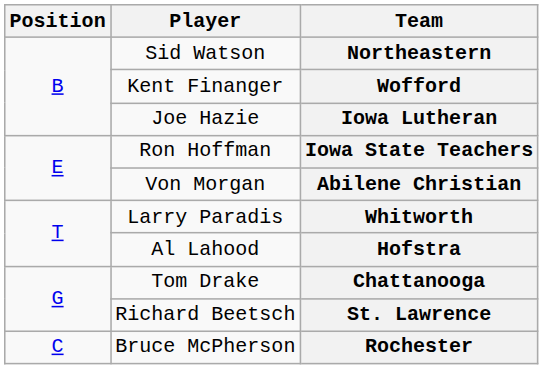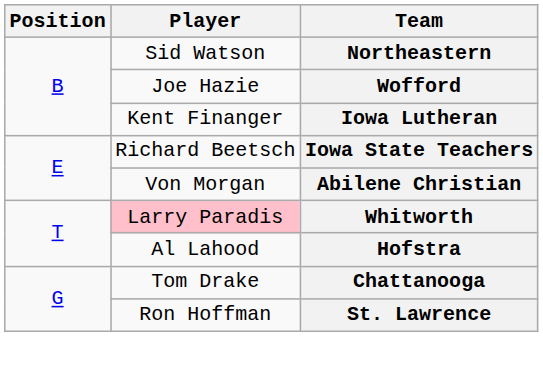(205, 86) Kent Finanger -> (205, 86) Joe Hazie
(205, 119) Joe Hazie -> (205, 119) Kent Finanger
(205, 152) Ron Hoffman -> (205, 152) Richard Beetsch
(205, 217) no background -> (205, 217) pink background
(205, 315) Richard Beetsch -> (205, 315) Ron Hoffman
- row: (419, 347)
